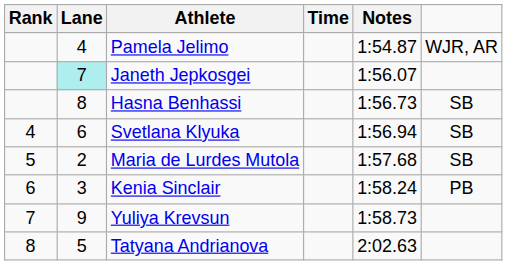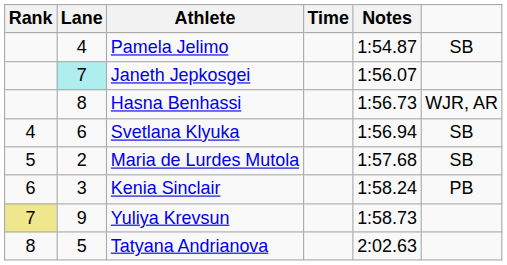(462, 47) WJR, AR -> (462, 47) SB
(462, 103) SB -> (462, 103) WJR, AR
(31, 217) no background -> (31, 217) khaki background
